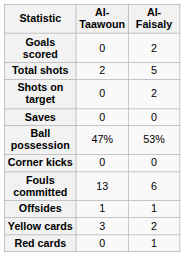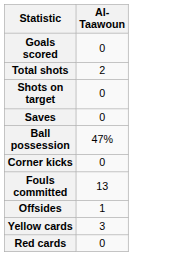- column: (154, 19)
